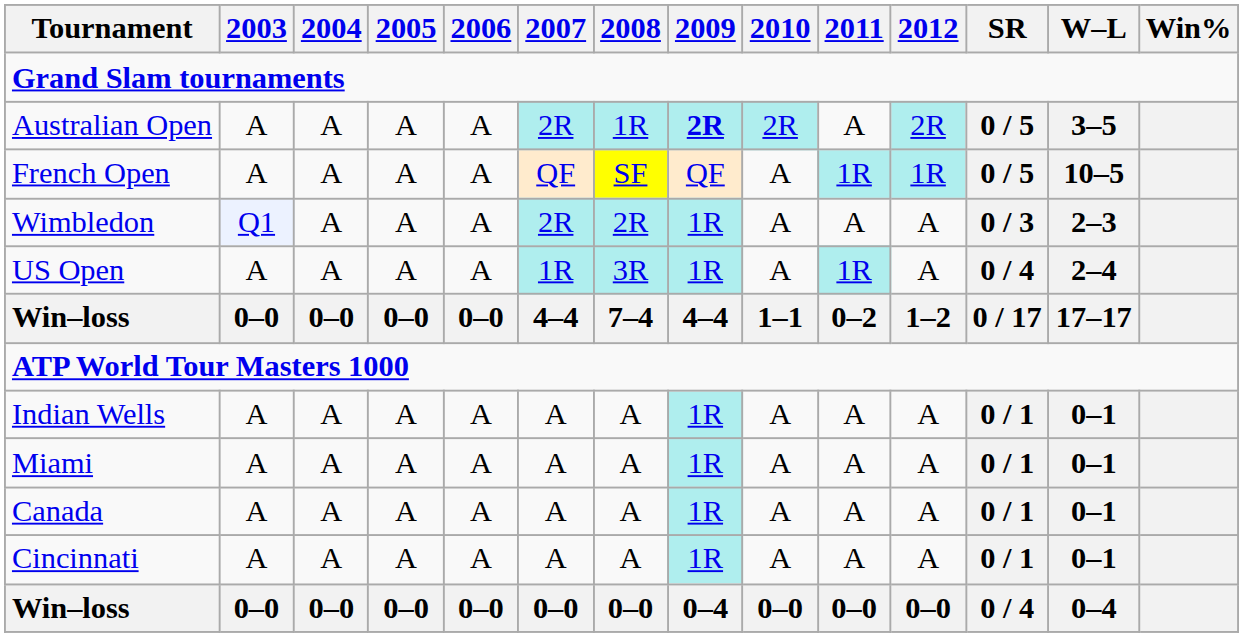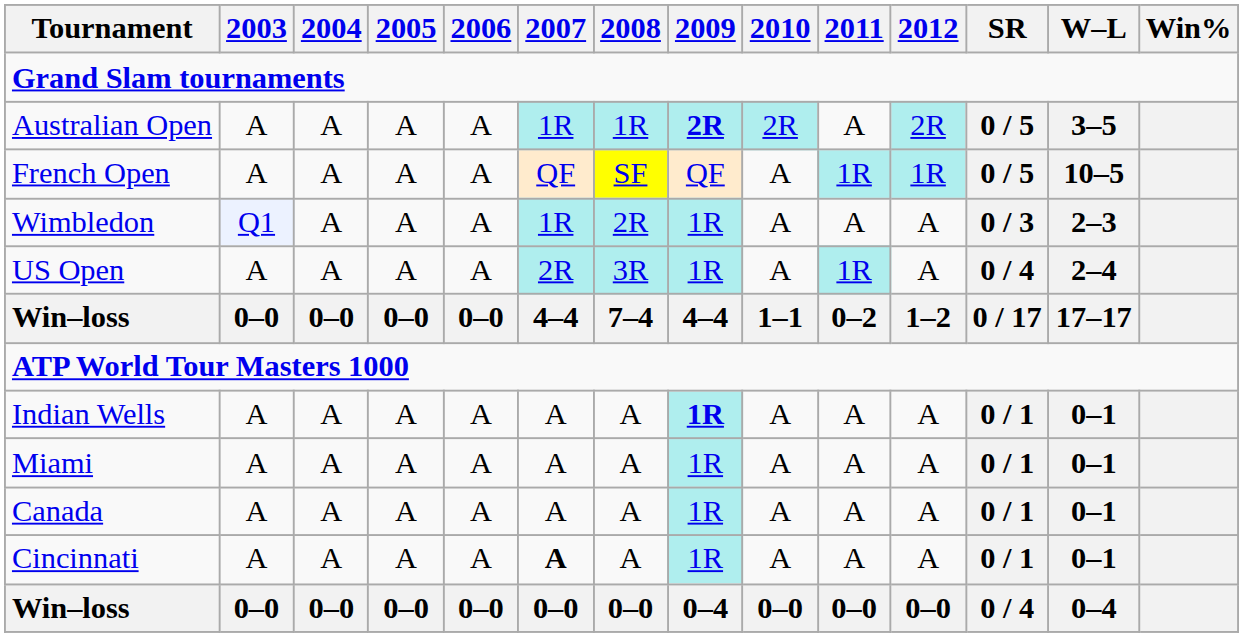(556, 125) 2R -> (556, 125) 1R
(556, 221) 2R -> (556, 221) 1R
(556, 269) 1R -> (556, 269) 2R
(705, 414) normal -> (705, 414) bold
(556, 558) normal -> (556, 558) bold
